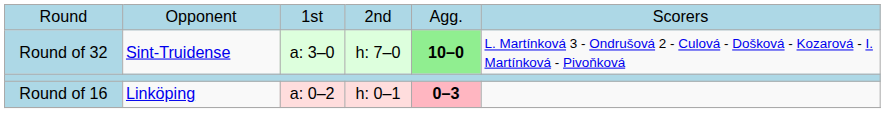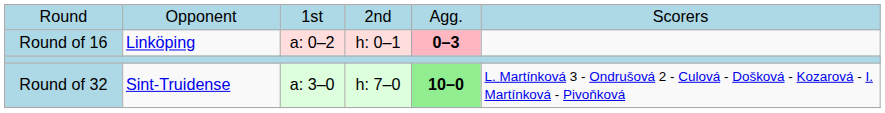rows swapped: (63, 52) <-> (63, 94)
